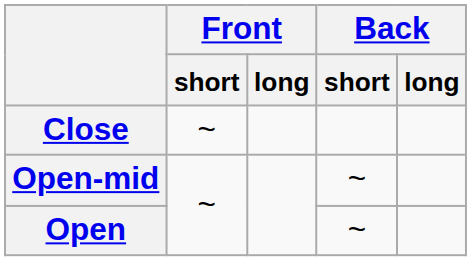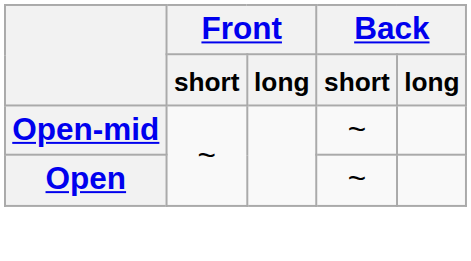- row: (86, 129)
